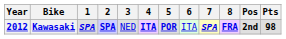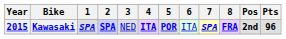(17, 26) 2012 -> (17, 26) 2015
(271, 26) 98 -> (271, 26) 96
